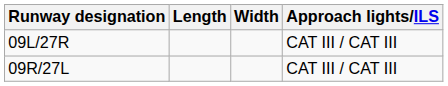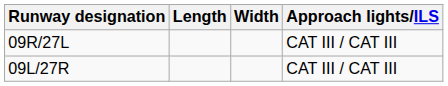rows swapped: (39, 42) <-> (39, 68)
